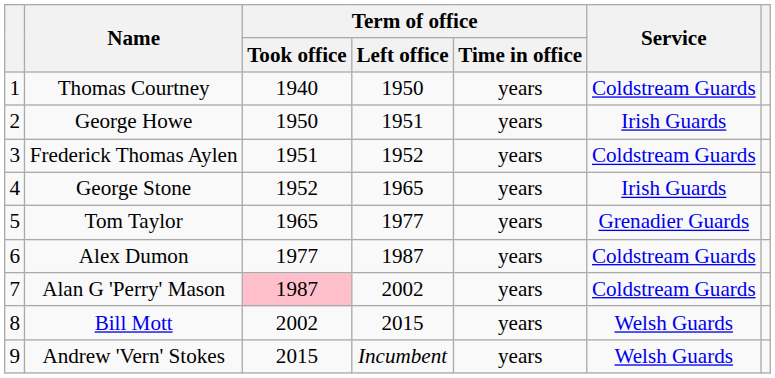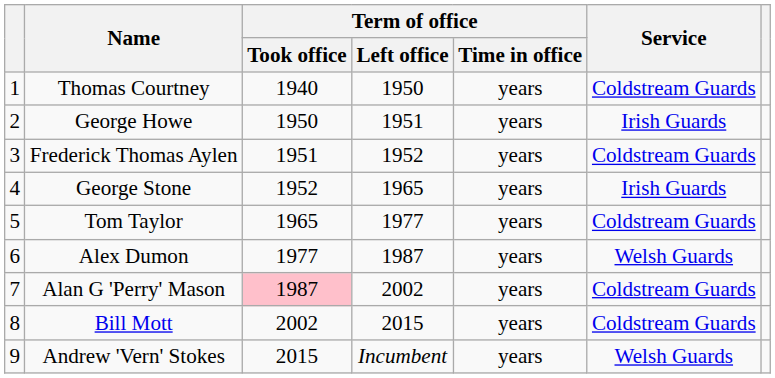(674, 222) Grenadier Guards -> (674, 222) Coldstream Guards
(674, 255) Coldstream Guards -> (674, 255) Welsh Guards
(674, 322) Welsh Guards -> (674, 322) Coldstream Guards
